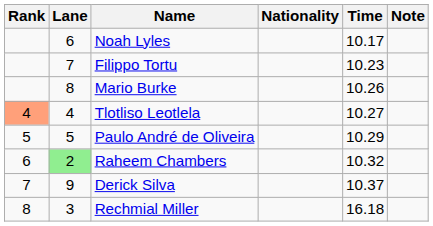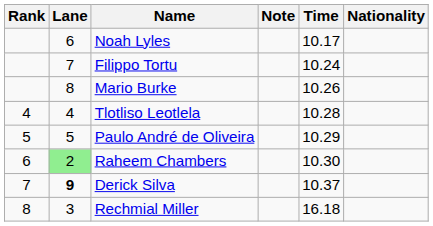columns swapped: (300, 16) <-> (408, 16)
(365, 64) 10.23 -> (321, 64) 10.24
(27, 112) lightsalmon background -> (27, 112) no background
(365, 112) 10.27 -> (321, 112) 10.28
(365, 161) 10.32 -> (321, 161) 10.30
(70, 185) normal -> (70, 185) bold
